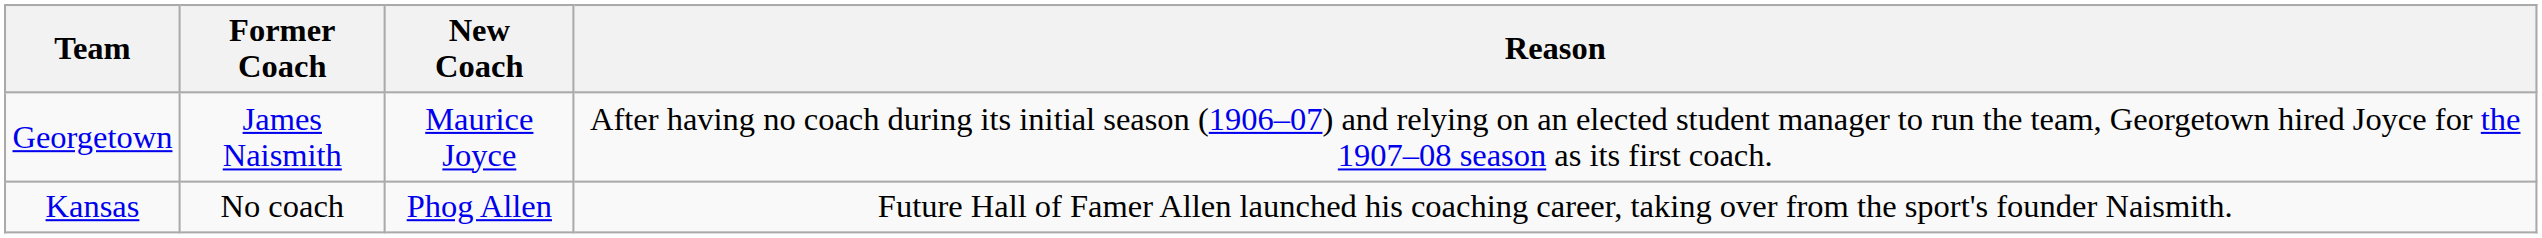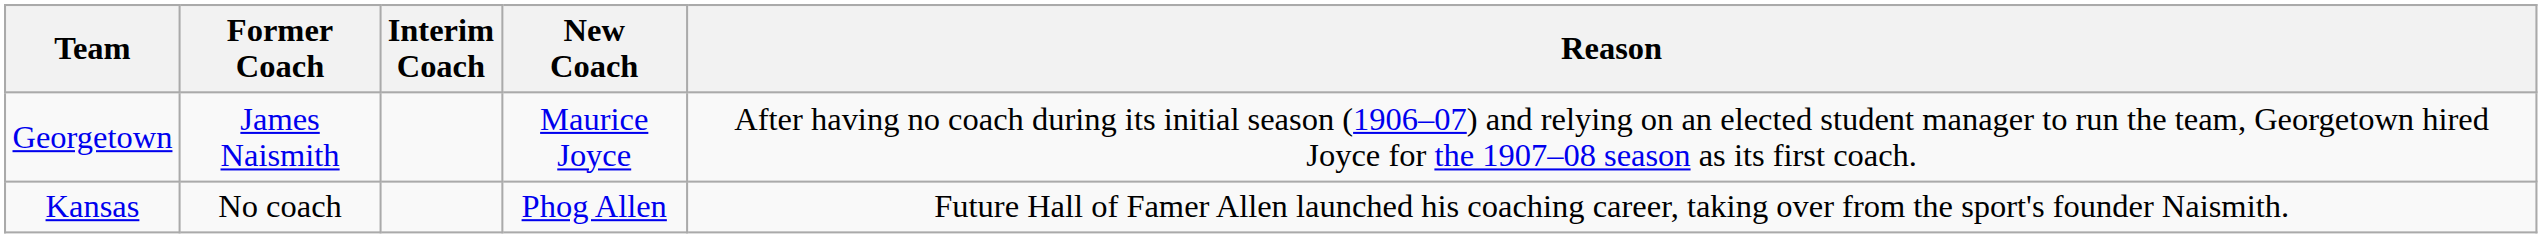+ column: (441, 48)
